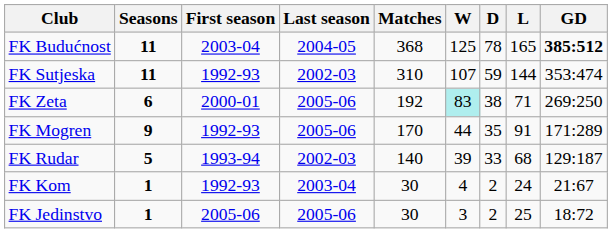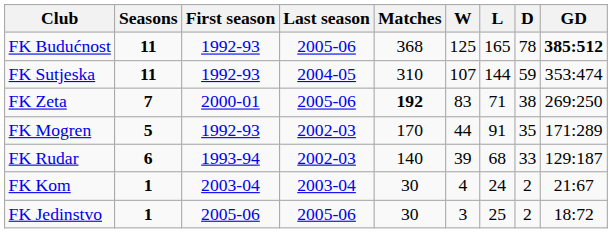columns swapped: (493, 18) <-> (523, 18)
(230, 46) 2003-04 -> (230, 46) 1992-93
(327, 46) 2004-05 -> (327, 46) 2005-06
(327, 74) 2002-03 -> (327, 74) 2004-05
(148, 102) 6 -> (148, 102) 7
(410, 102) normal -> (410, 102) bold
(463, 102) paleturquoise background -> (463, 102) no background
(148, 130) 9 -> (148, 130) 5
(327, 130) 2005-06 -> (327, 130) 2002-03
(148, 158) 5 -> (148, 158) 6
(230, 185) 1992-93 -> (230, 185) 2003-04
